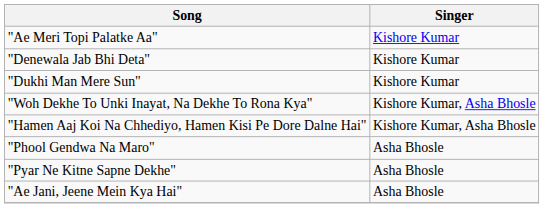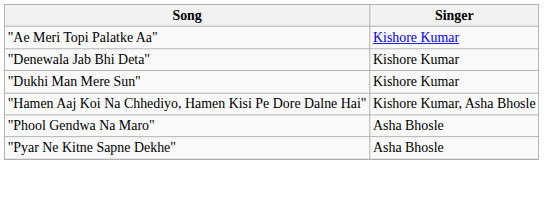- row: (160, 103)
- row: (95, 192)
